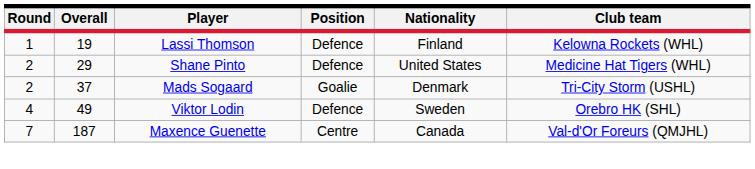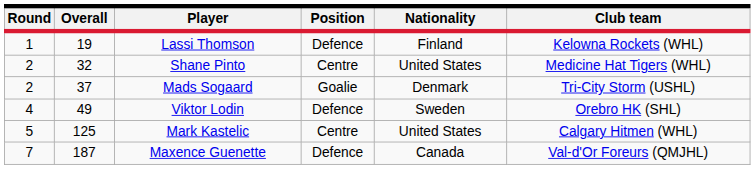(84, 65) 29 -> (84, 65) 32
(338, 65) Defence -> (338, 65) Centre
+ row: (208, 131)
(338, 131) Centre -> (338, 153) Defence
